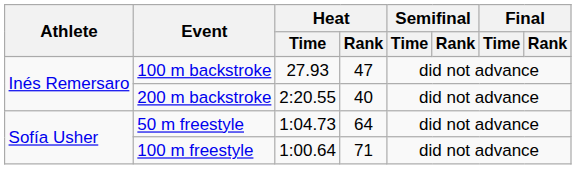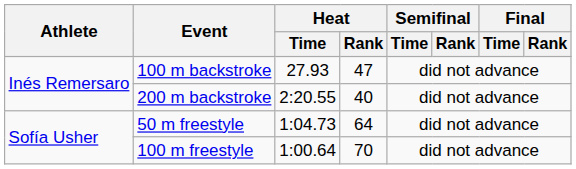(364, 151) 71 -> (364, 151) 70
